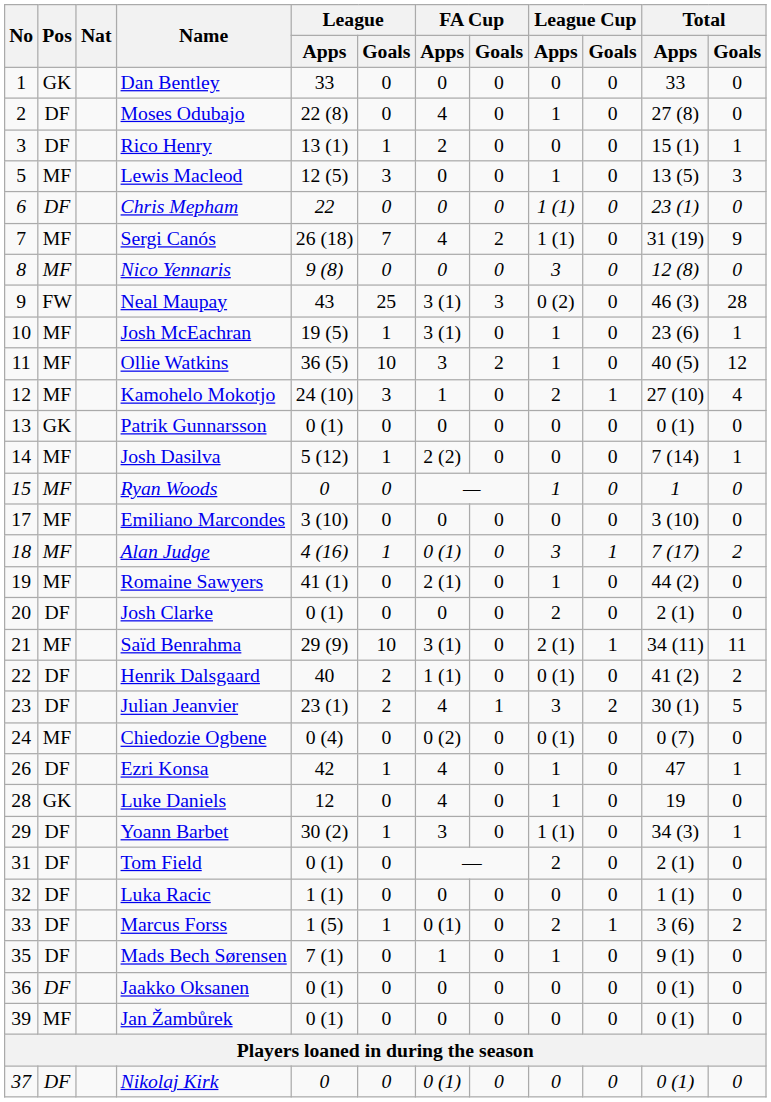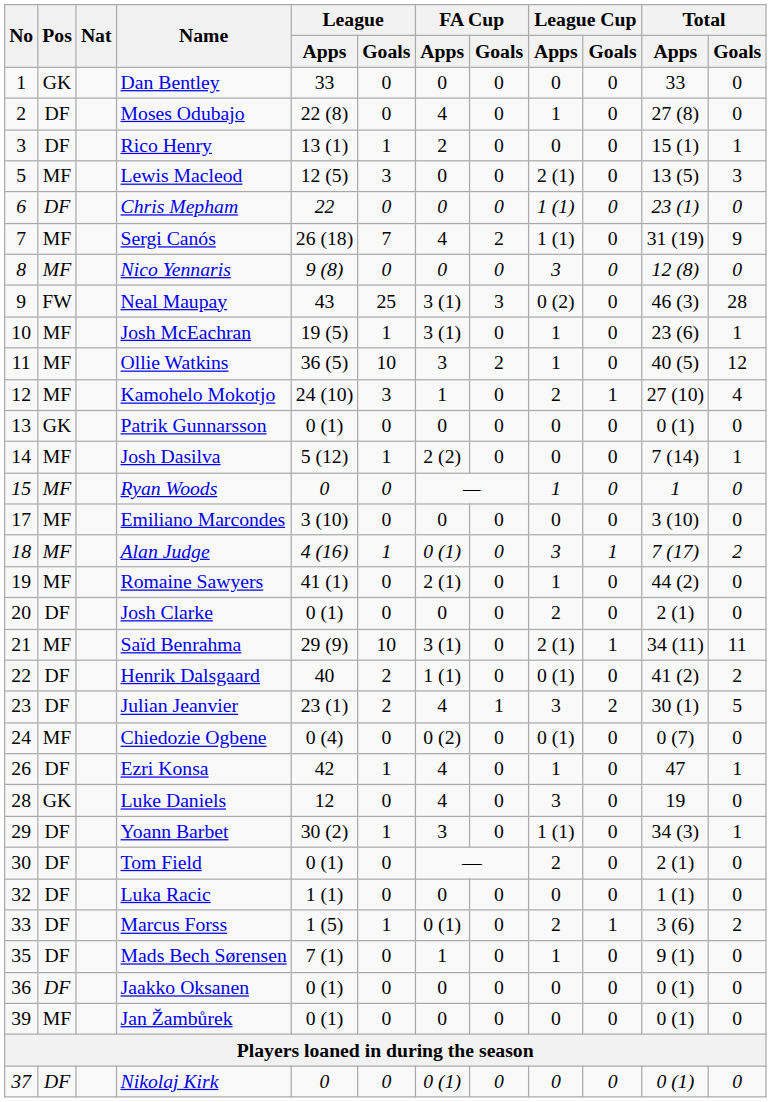(556, 176) 1 -> (556, 176) 2 (1)
(556, 800) 1 -> (556, 800) 3
(21, 862) 31 -> (21, 862) 30
